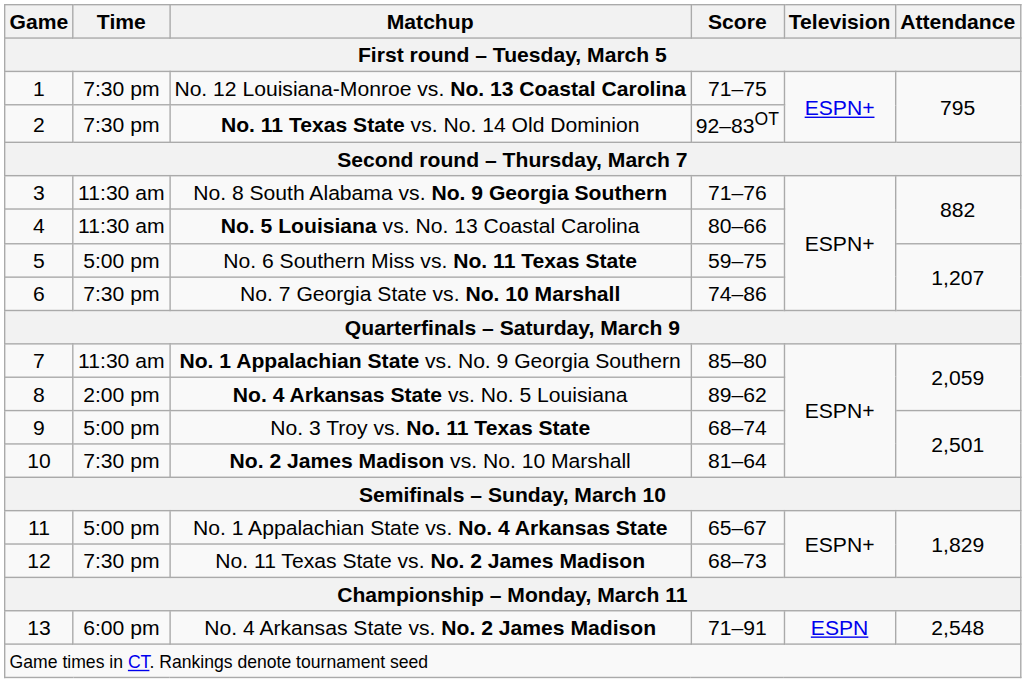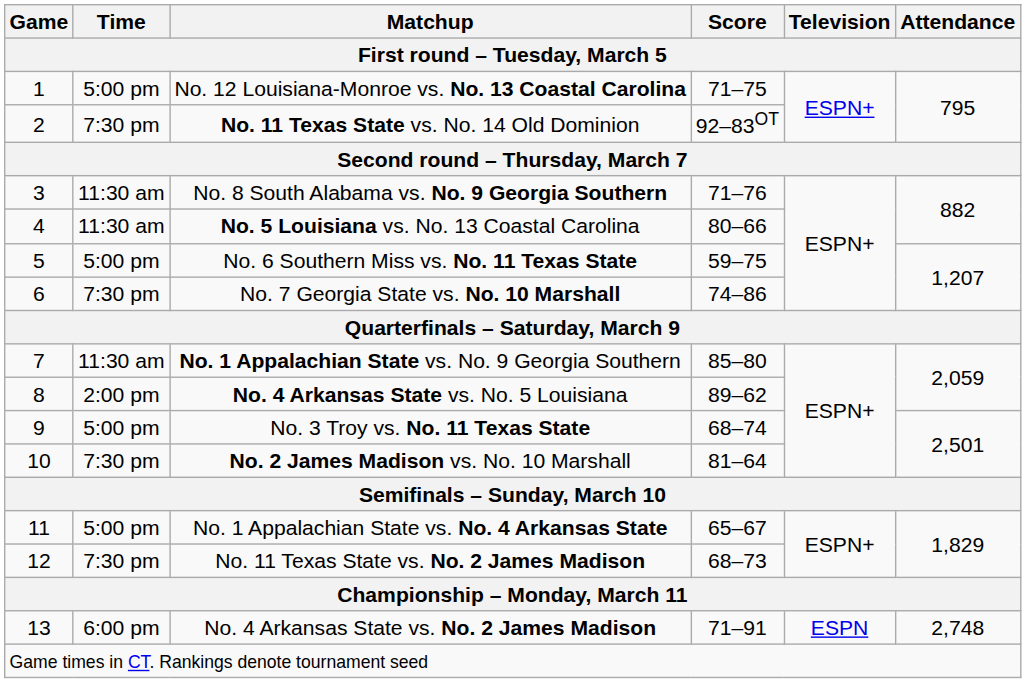(121, 88) 7:30 pm -> (121, 88) 5:00 pm
(958, 628) 2,548 -> (958, 628) 2,748
